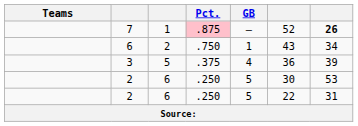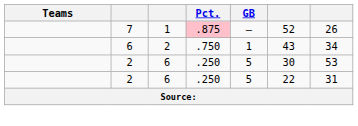(331, 30) bold -> (331, 30) normal
- row: (130, 63)
